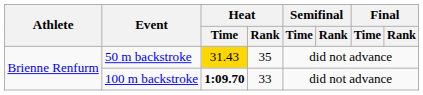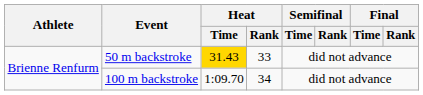(265, 57) 35 -> (264, 57) 33
(224, 79) bold -> (224, 79) normal
(265, 79) 33 -> (264, 79) 34
